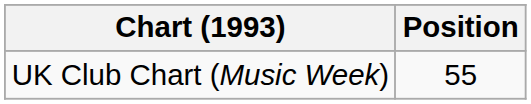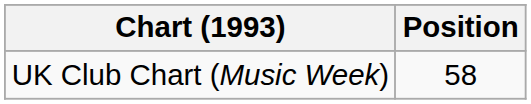(461, 74) 55 -> (461, 74) 58
